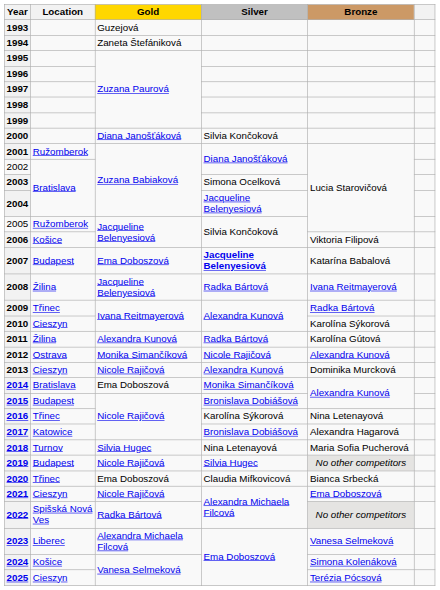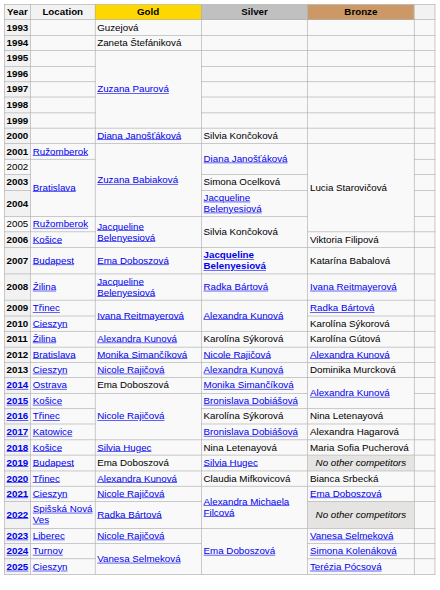(236, 339) Radka Bártová -> (243, 339) Karolína Sýkorová
(50, 354) Ostrava -> (54, 354) Bratislava
(54, 385) Bratislava -> (50, 385) Ostrava
(53, 401) Budapest -> (47, 401) Košice
(48, 447) Turnov -> (47, 447) Košice
(131, 463) Nicole Rajičová -> (133, 463) Ema Doboszová
(133, 478) Ema Doboszová -> (137, 478) Alexandra Kunová
(140, 541) Alexandra Michaela Filcová -> (131, 536) Nicole Rajičová
(47, 562) Košice -> (48, 551) Turnov
